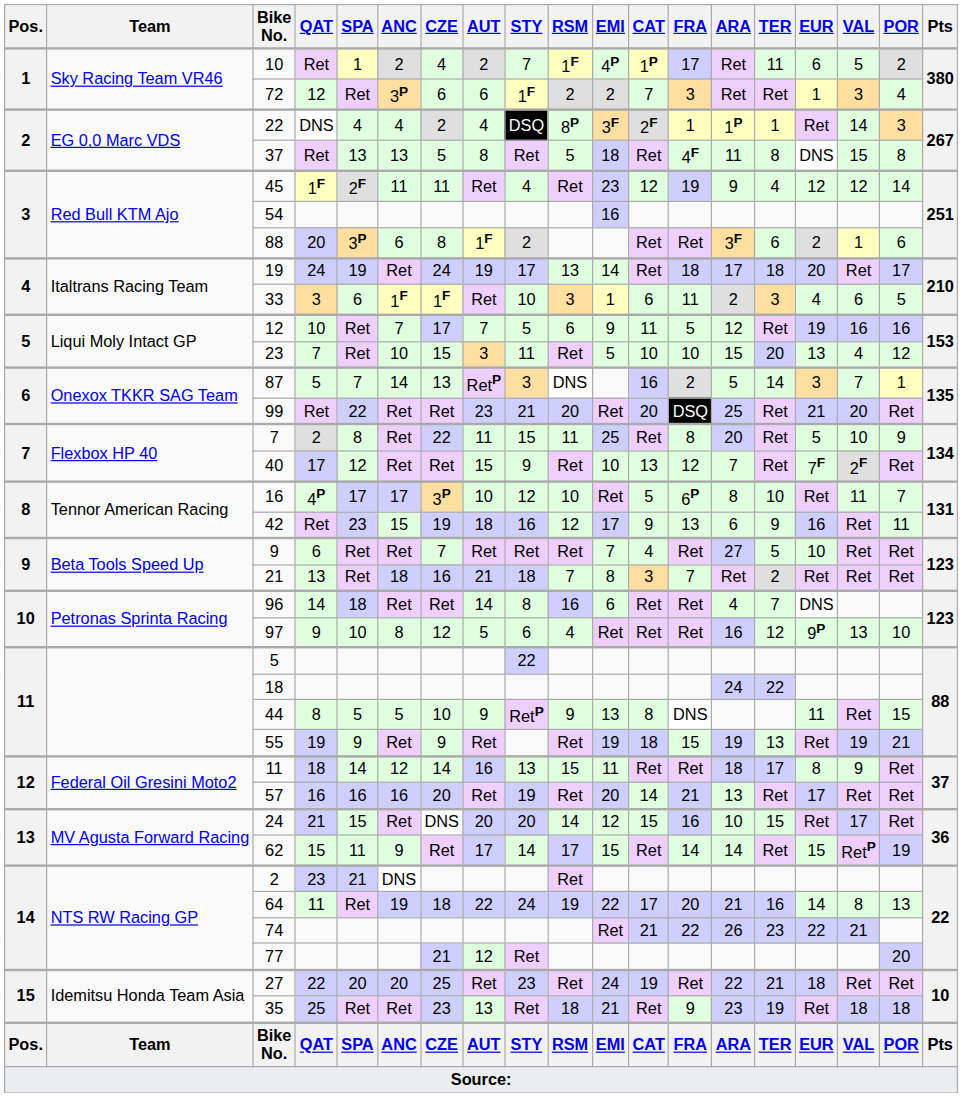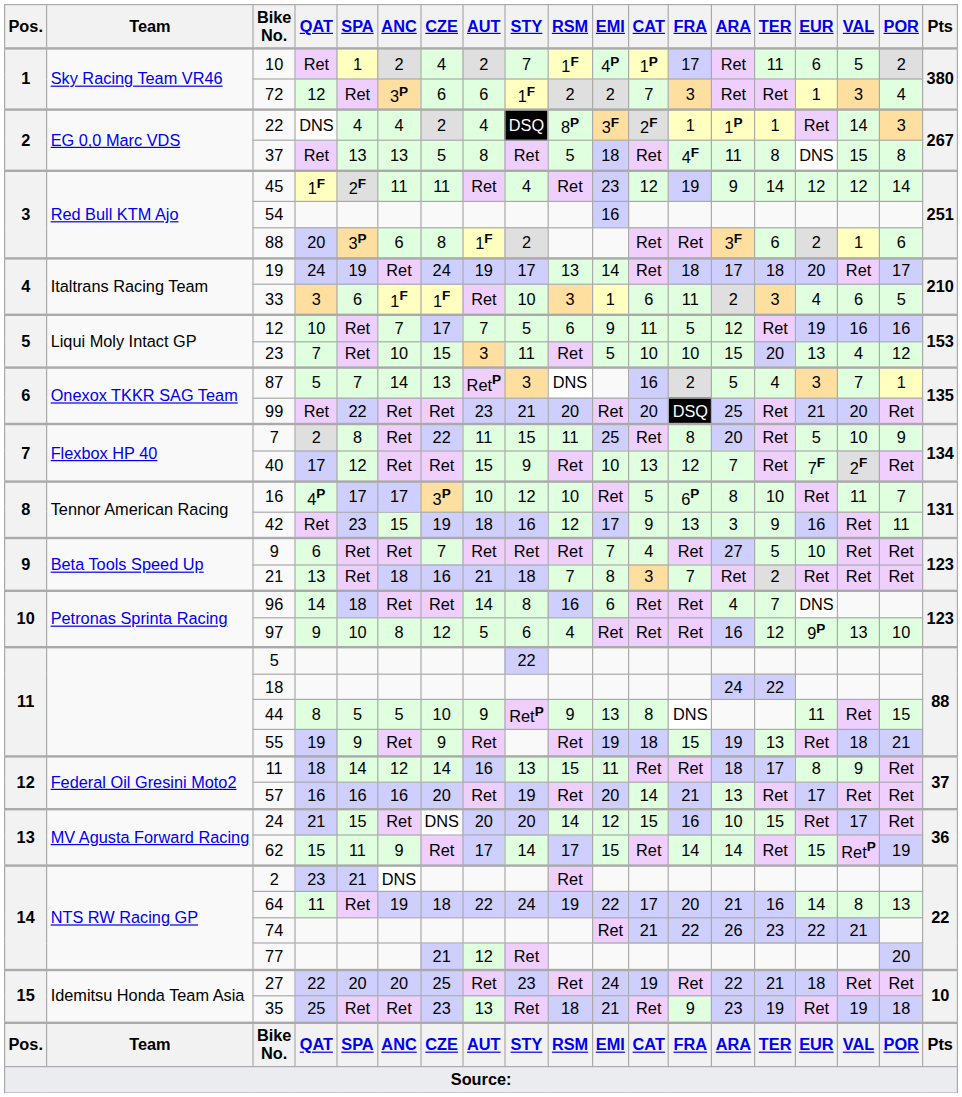(775, 186) 4 -> (775, 186) 14
(775, 383) 14 -> (775, 383) 4
(733, 524) 6 -> (733, 524) 3
(859, 742) 19 -> (859, 742) 18
(859, 1009) 18 -> (859, 1009) 19
